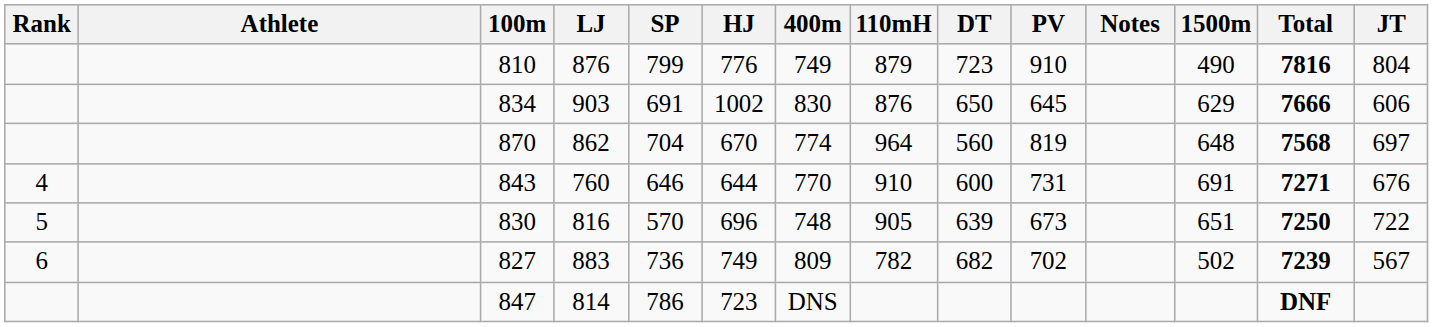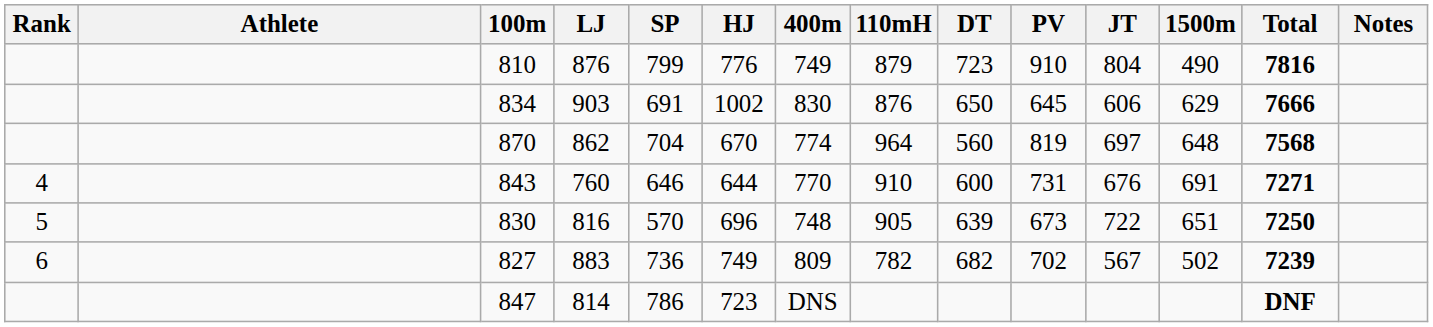columns swapped: (1391, 24) <-> (1130, 24)
